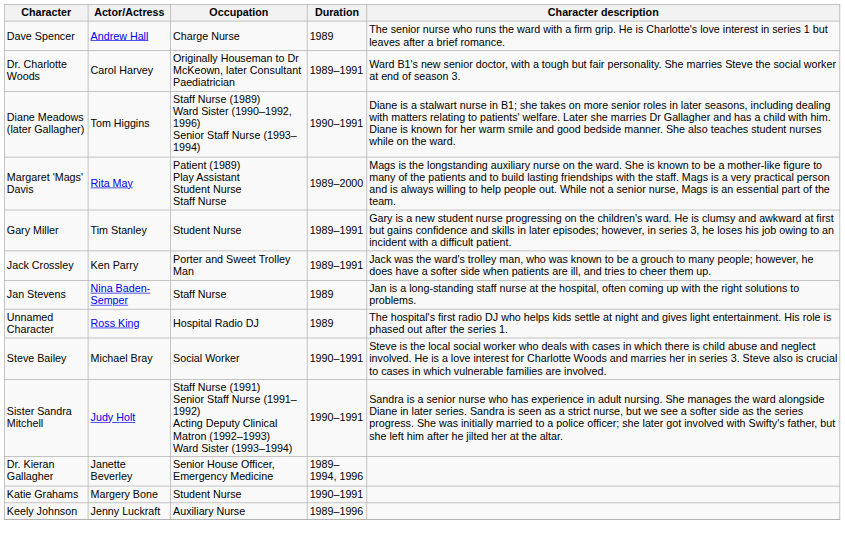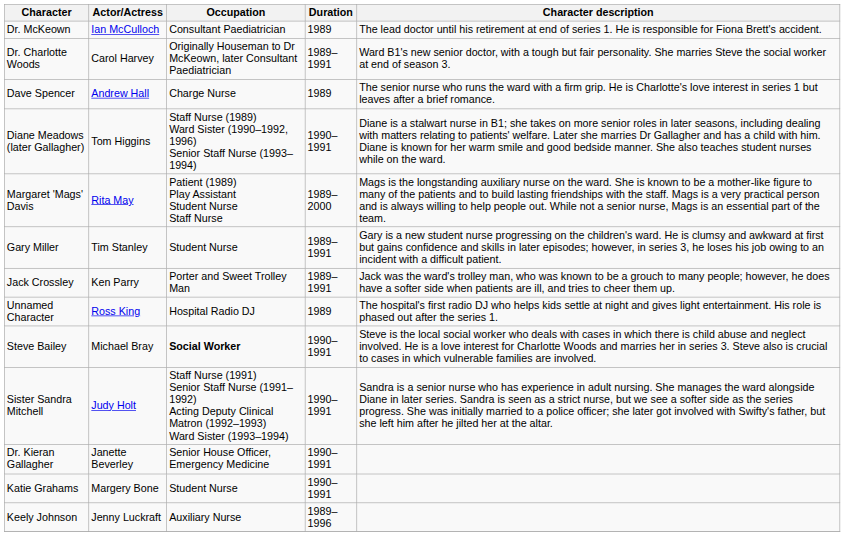+ row: (39, 30)
rows swapped: (37, 71) <-> (41, 36)
- row: (36, 294)
(206, 358) normal -> (205, 346) bold
(336, 471) 1989–1994, 1996 -> (322, 459) 1990–1991
